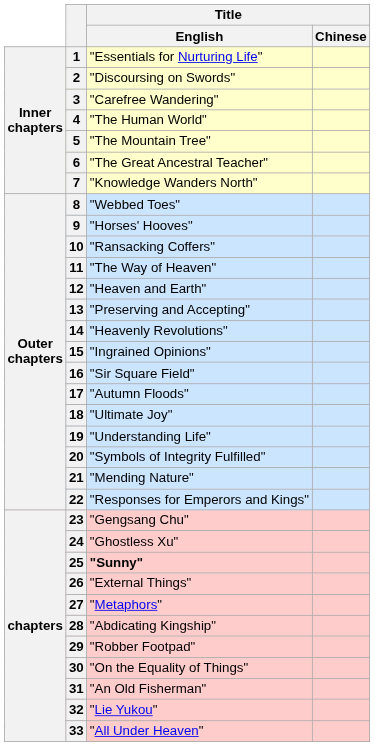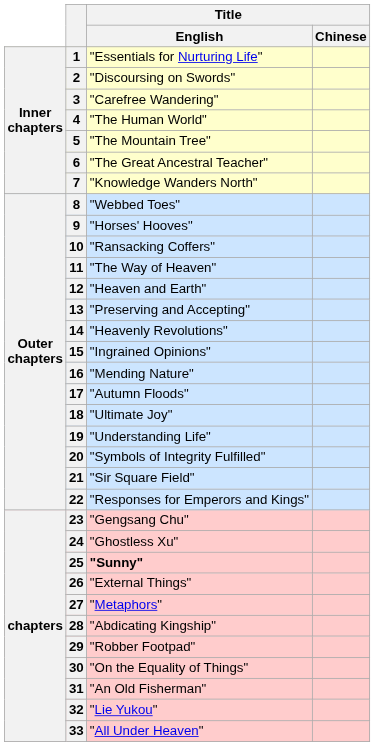(142, 373) "Sir Square Field" -> (142, 373) "Mending Nature"
(142, 478) "Mending Nature" -> (142, 478) "Sir Square Field"
